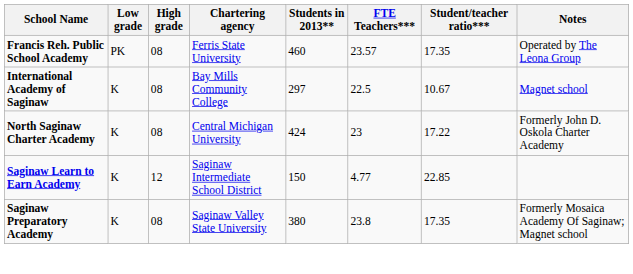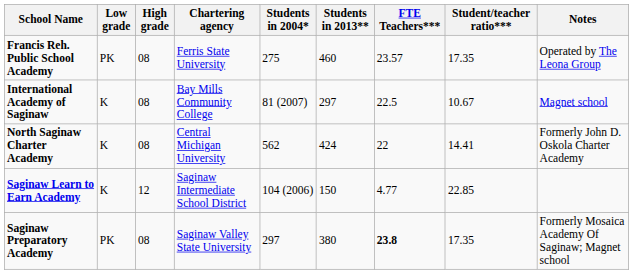+ column: (288, 20)
(356, 133) 23 -> (383, 146) 22
(437, 133) 17.22 -> (461, 146) 14.41
(115, 221) K -> (107, 241) PK
(361, 221) normal -> (387, 241) bold
